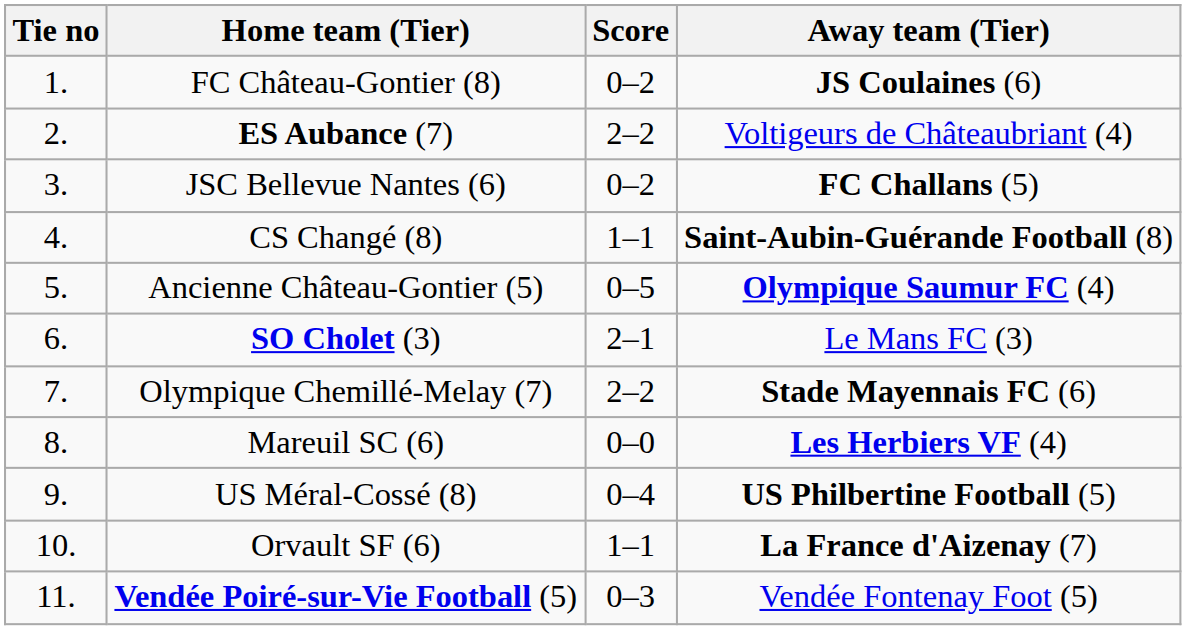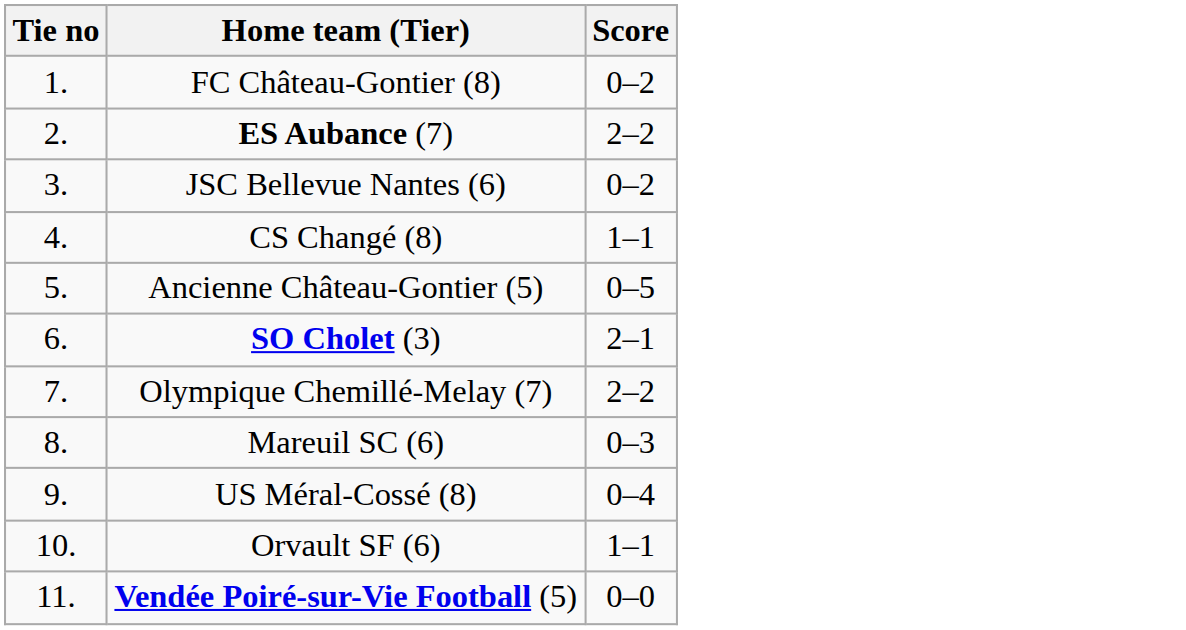- column: (929, 30)
(631, 442) 0–0 -> (631, 442) 0–3
(631, 596) 0–3 -> (631, 596) 0–0
